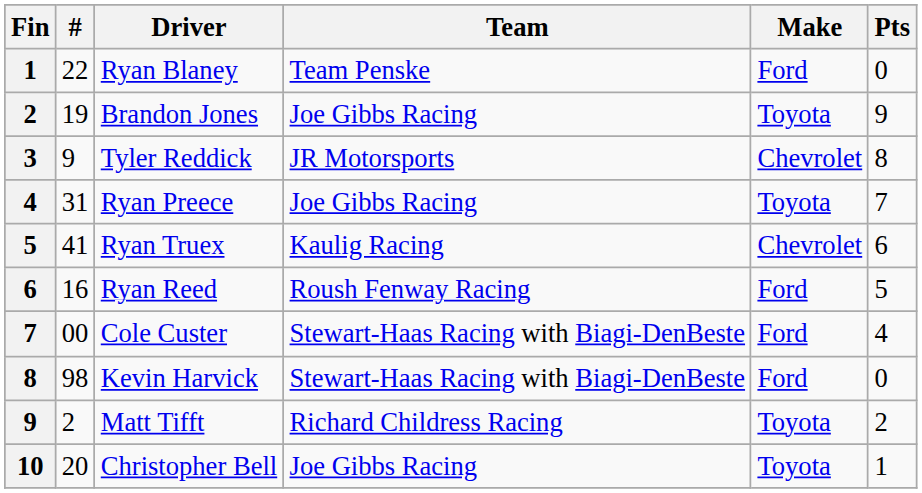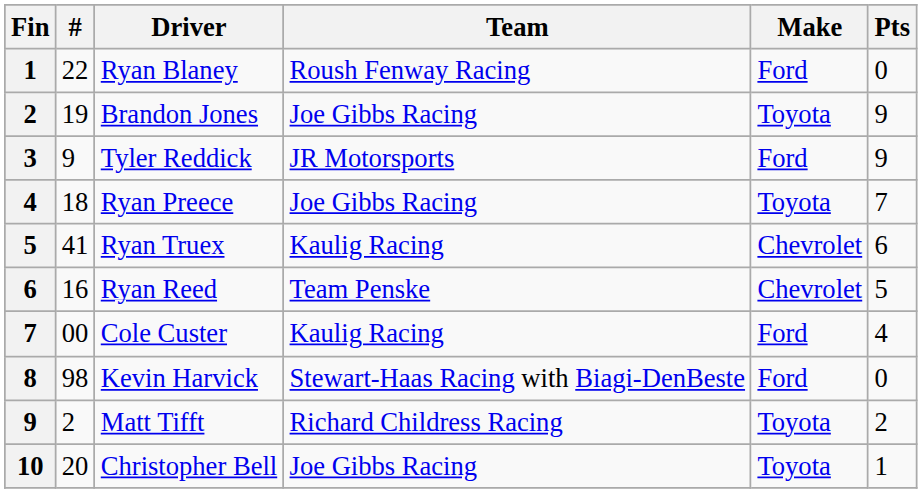(360, 70) Team Penske -> (410, 70) Roush Fenway Racing
(810, 158) Chevrolet -> (783, 158) Ford
(881, 158) 8 -> (881, 158) 9
(75, 202) 31 -> (75, 202) 18
(410, 289) Roush Fenway Racing -> (360, 289) Team Penske
(783, 289) Ford -> (810, 289) Chevrolet
(517, 333) Stewart-Haas Racing with Biagi-DenBeste -> (367, 333) Kaulig Racing
